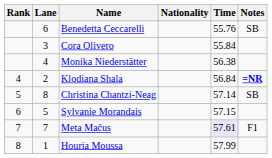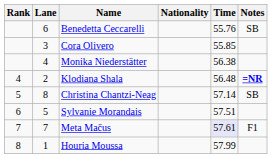(225, 46) 55.84 -> (225, 46) 55.85
(225, 79) 56.84 -> (225, 79) 56.48
(225, 112) 57.15 -> (225, 112) 57.51
